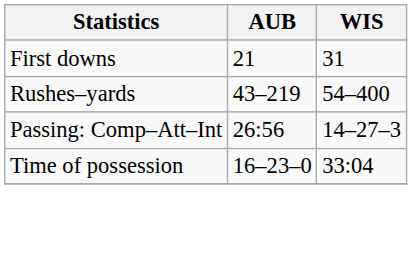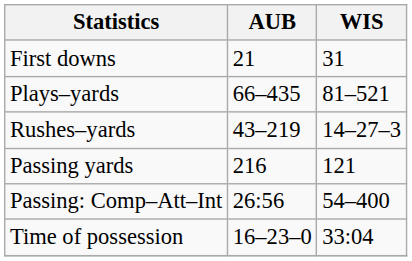+ row: (64, 93)
(356, 93) 54–400 -> (362, 129) 14–27–3
+ row: (72, 165)
(362, 129) 14–27–3 -> (356, 201) 54–400
